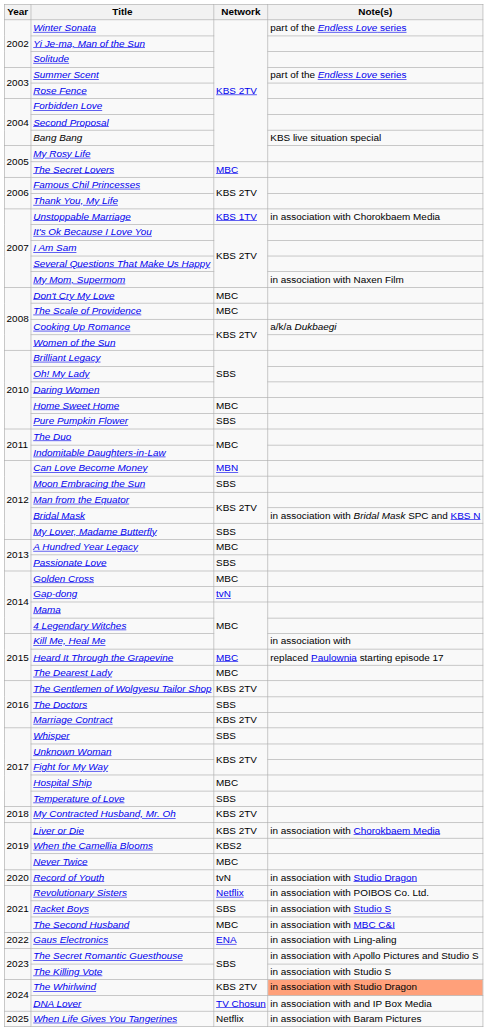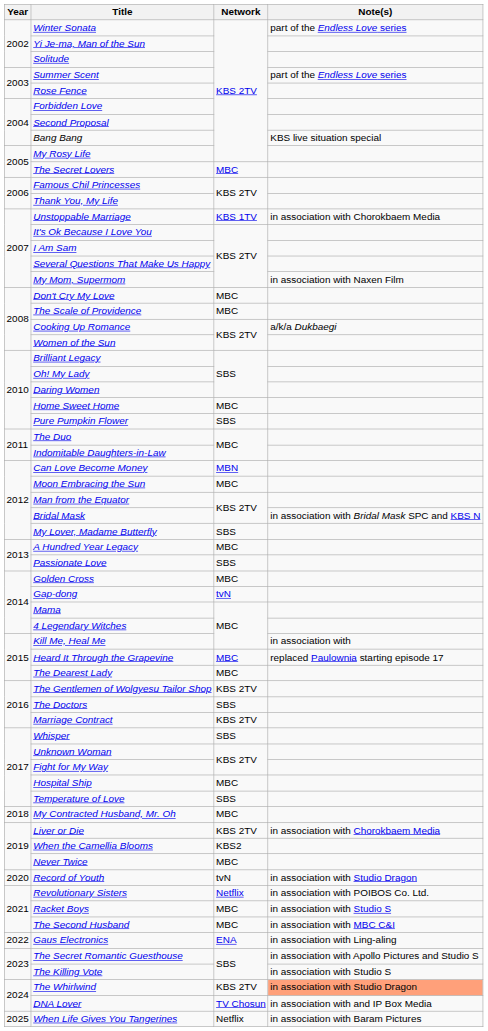(226, 484) SBS -> (227, 484) MBC
(236, 814) KBS 2TV -> (227, 814) MBC
(226, 909) SBS -> (227, 909) MBC
